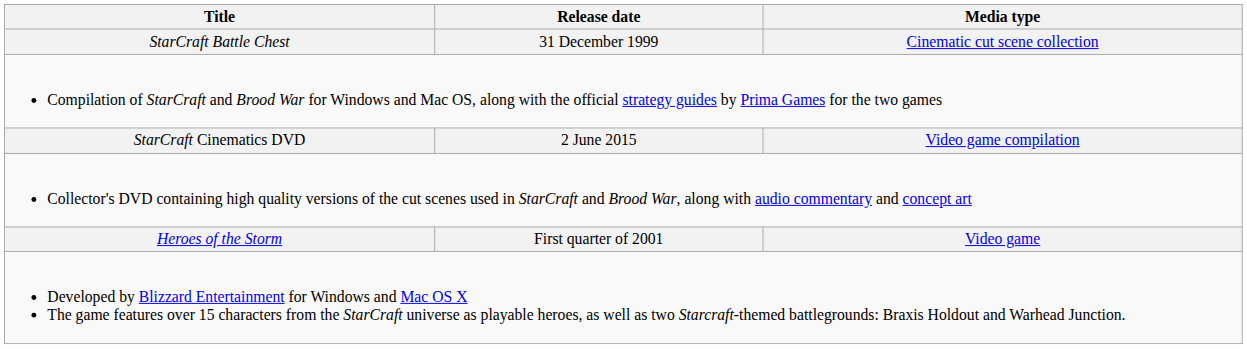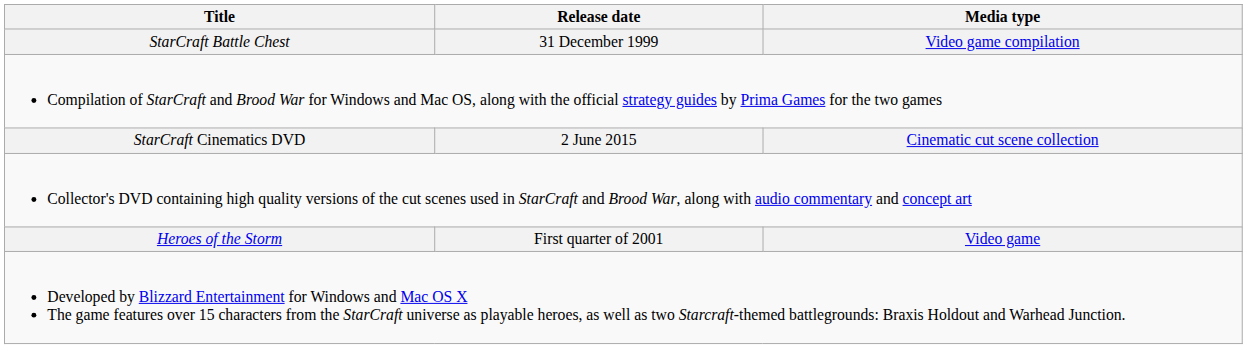(1003, 41) Cinematic cut scene collection -> (1003, 41) Video game compilation
(1003, 140) Video game compilation -> (1003, 140) Cinematic cut scene collection
